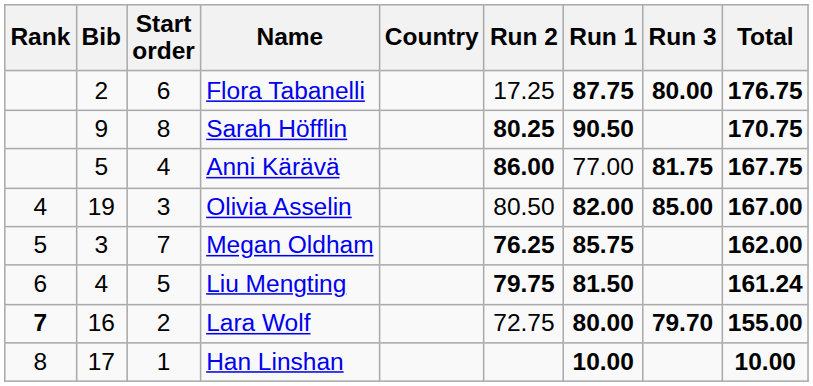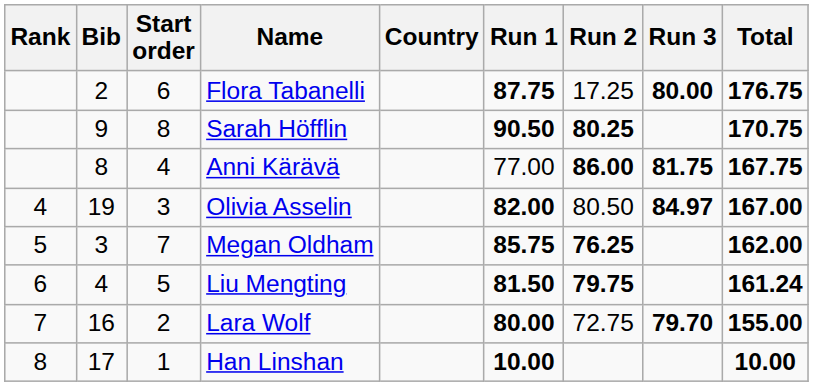columns swapped: (603, 37) <-> (524, 37)
(101, 167) 5 -> (101, 167) 8
(683, 206) 85.00 -> (683, 206) 84.97
(40, 323) bold -> (40, 323) normal
